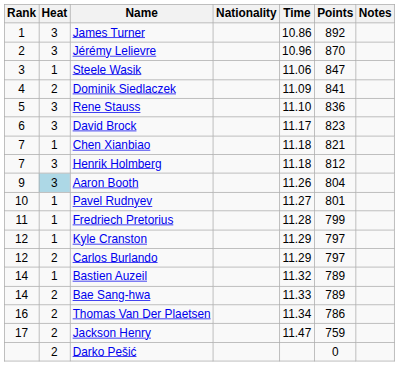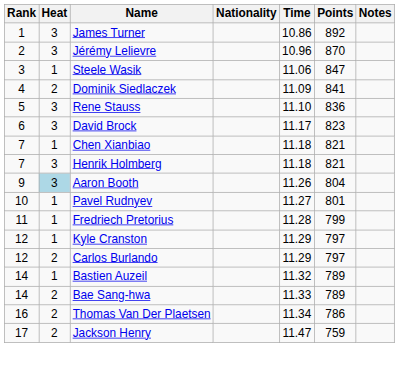(335, 164) 812 -> (335, 164) 821
- row: (105, 351)
